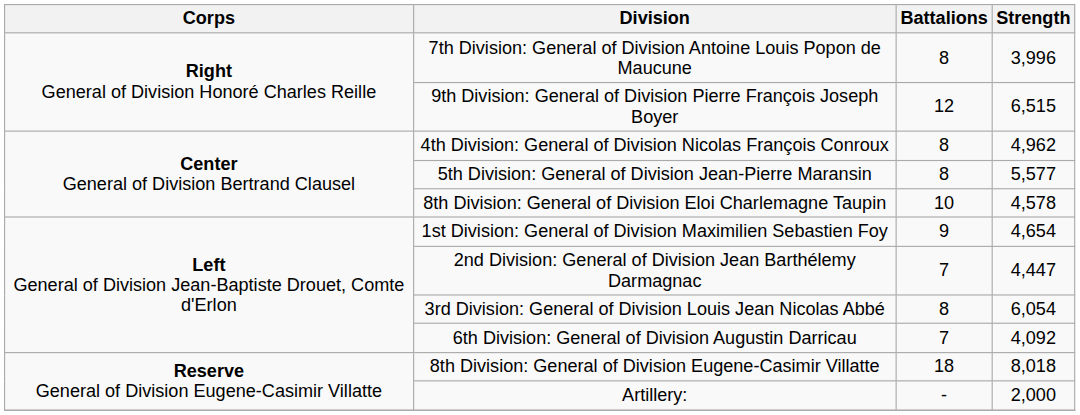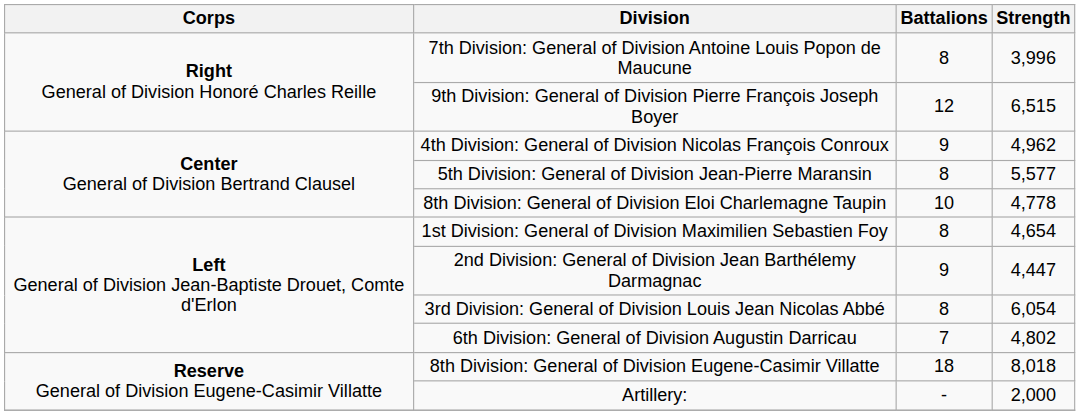(944, 145) 8 -> (944, 145) 9
(1033, 202) 4,578 -> (1033, 202) 4,778
(944, 231) 9 -> (944, 231) 8
(944, 270) 7 -> (944, 270) 9
(1033, 337) 4,092 -> (1033, 337) 4,802
